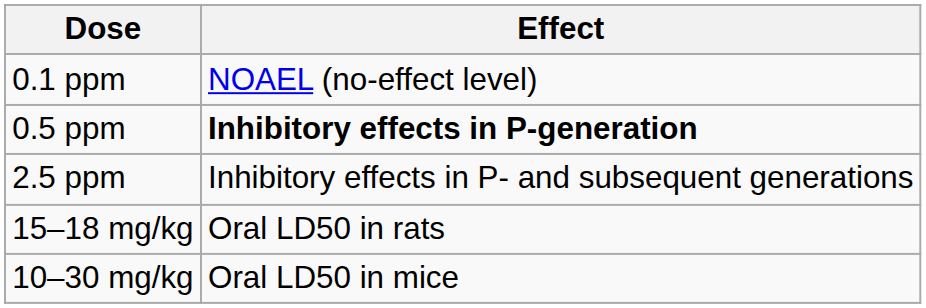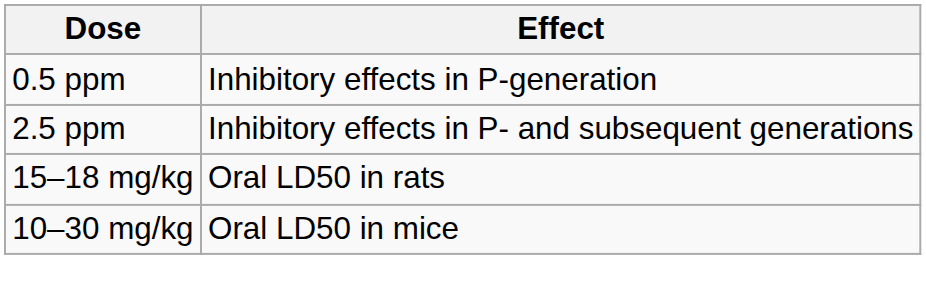- row: (69, 79)
(453, 128) bold -> (433, 79) normal
